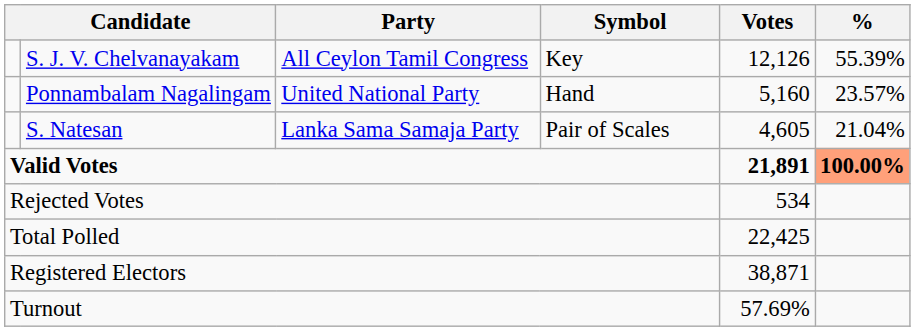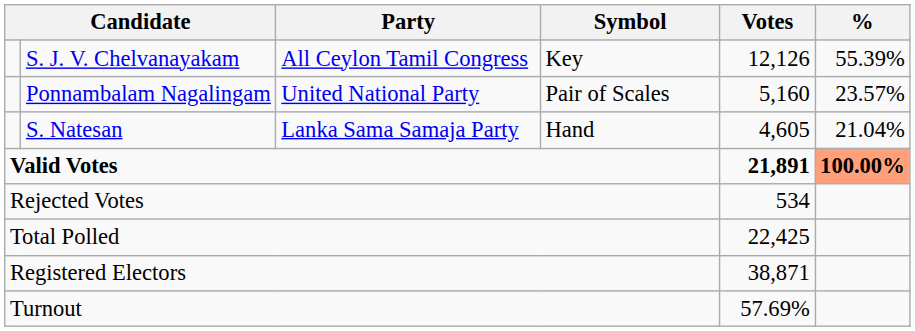(570, 93) Hand -> (608, 93) Pair of Scales
(608, 129) Pair of Scales -> (570, 129) Hand
